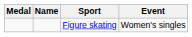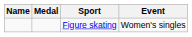columns swapped: (19, 12) <-> (47, 12)
